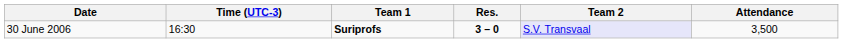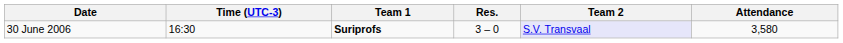(487, 29) bold -> (487, 29) normal
(765, 29) 3,500 -> (765, 29) 3,580
